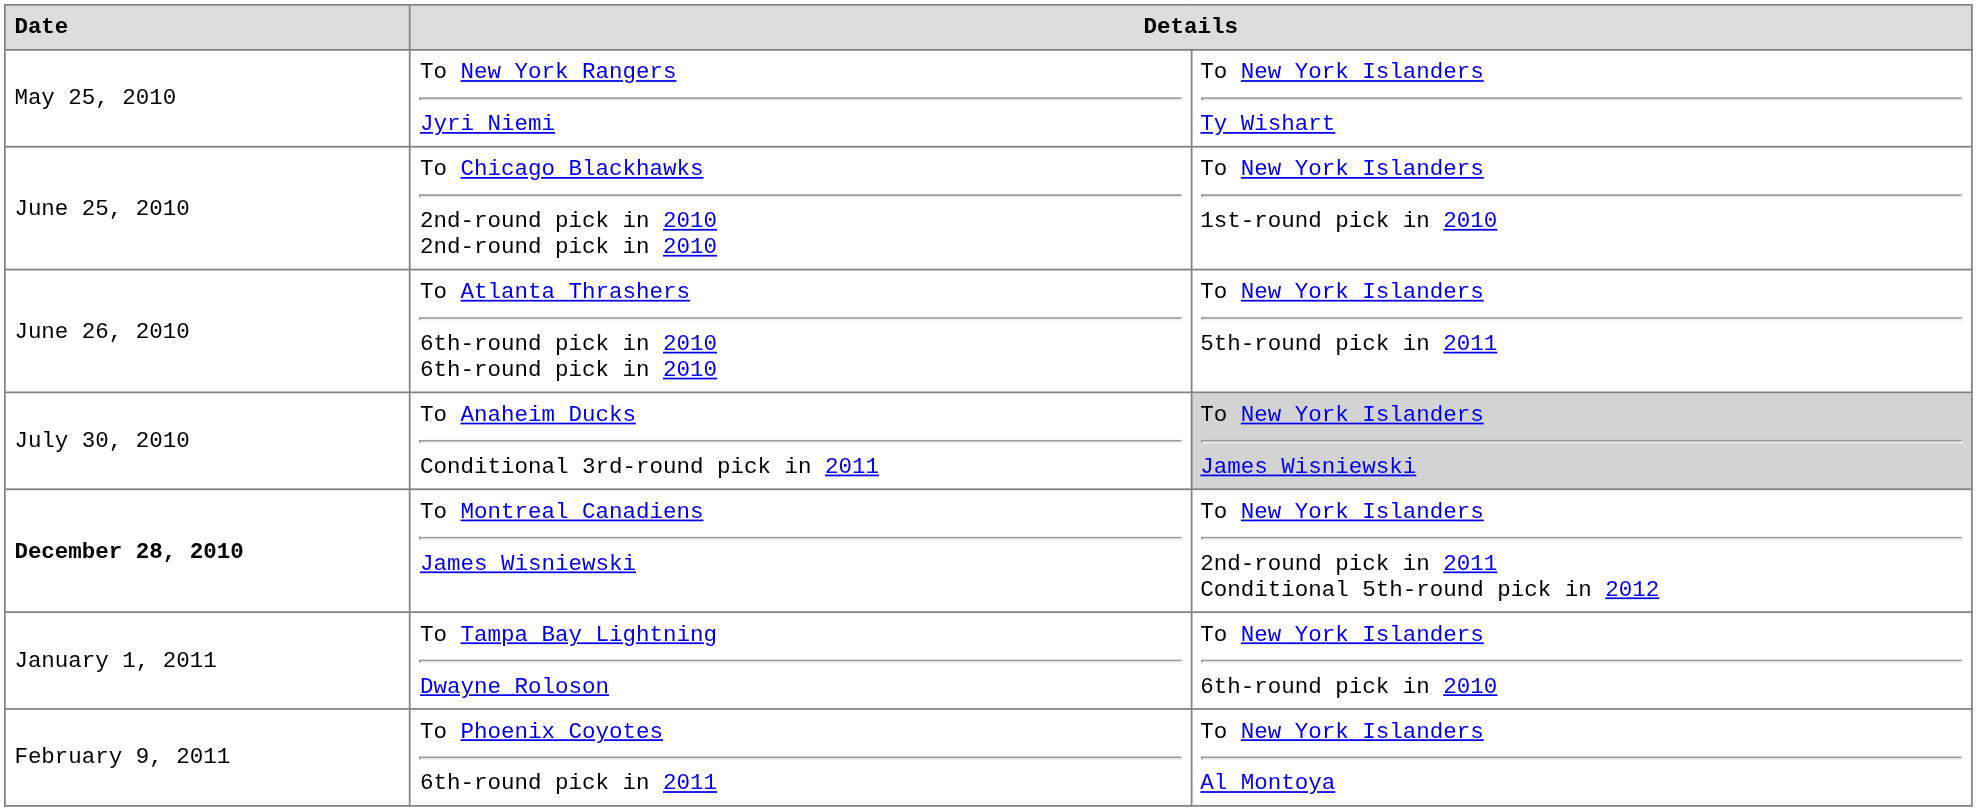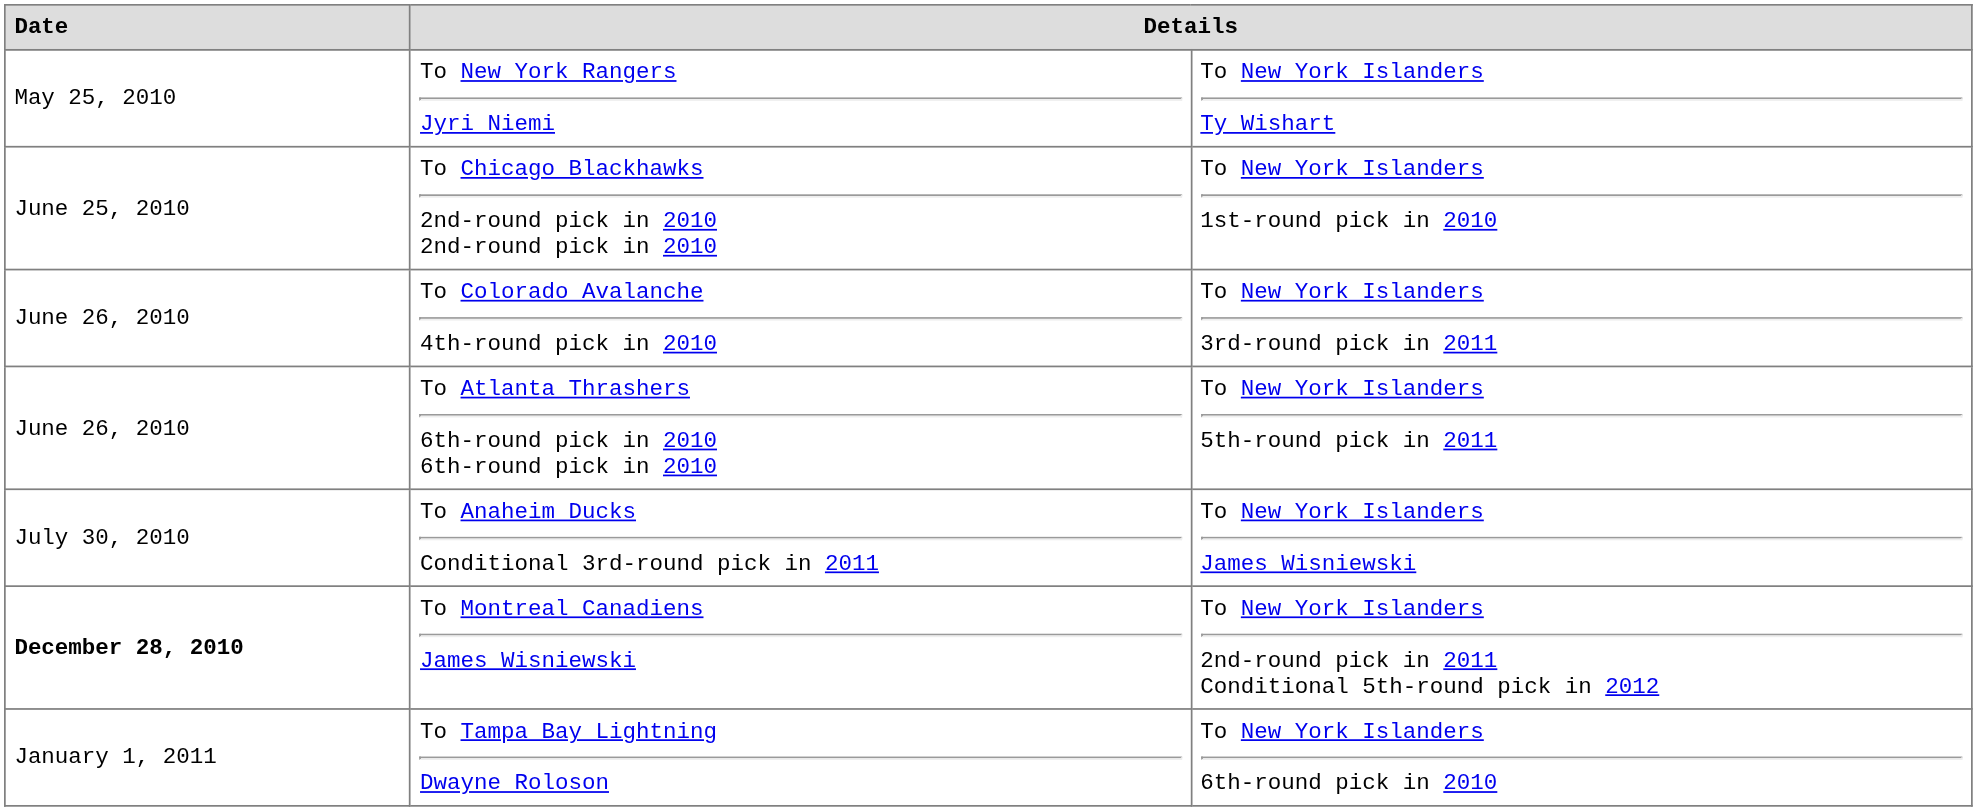+ row: (801, 318)
(1581, 441) lightgrey background -> (1581, 538) no background
- row: (801, 757)
